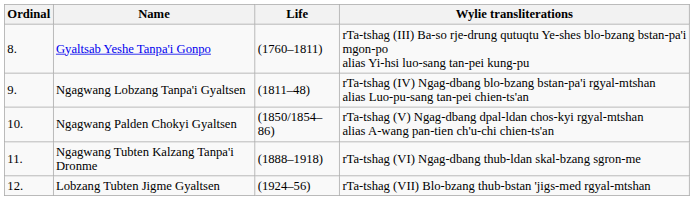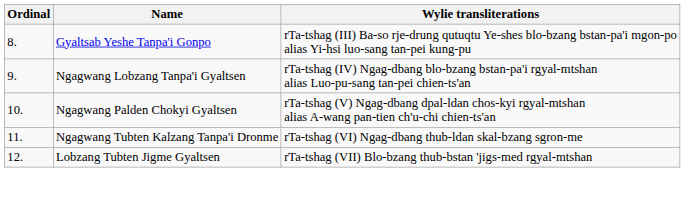- column: (297, 14)
